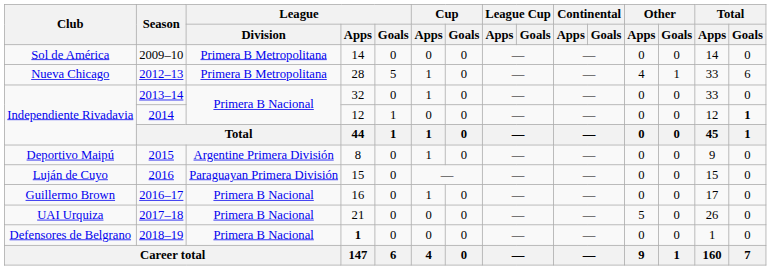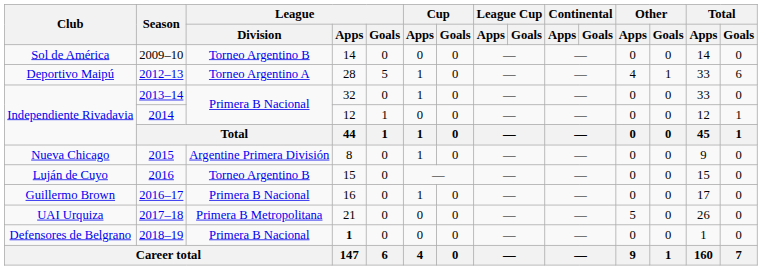(264, 54) Primera B Metropolitana -> (259, 54) Torneo Argentino B
(70, 74) Nueva Chicago -> (70, 74) Deportivo Maipú
(264, 74) Primera B Metropolitana -> (259, 74) Torneo Argentino A
(747, 114) bold -> (739, 114) normal
(70, 154) Deportivo Maipú -> (70, 154) Nueva Chicago
(264, 174) Paraguayan Primera División -> (259, 174) Torneo Argentino B
(264, 214) Primera B Nacional -> (259, 214) Primera B Metropolitana
